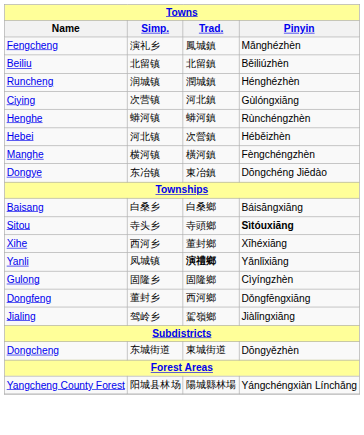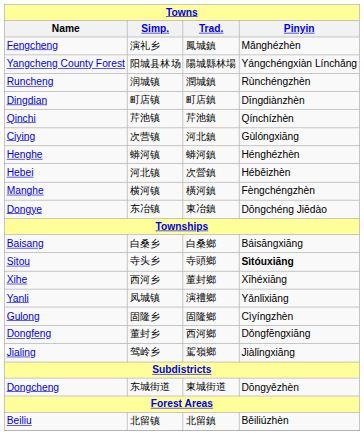rows swapped: (19, 64) <-> (66, 385)
(270, 82) Hénghézhèn -> (276, 82) Rùnchéngzhèn
+ row: (27, 100)
+ row: (21, 118)
(276, 118) Rùnchéngzhèn -> (270, 155) Hénghézhèn
(201, 261) bold -> (201, 298) normal
